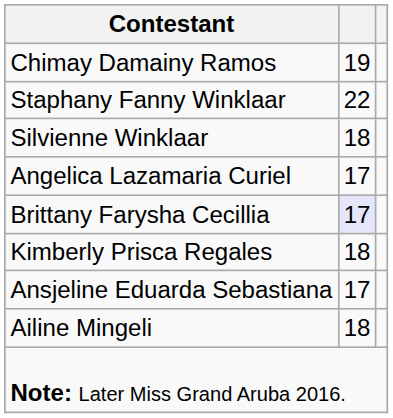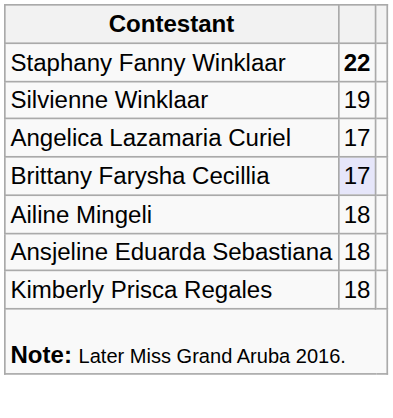- row: (143, 62)
(357, 100) normal -> (357, 62) bold
(357, 138) 18 -> (357, 100) 19
rows swapped: (81, 328) <-> (141, 252)
(357, 290) 17 -> (357, 252) 18
